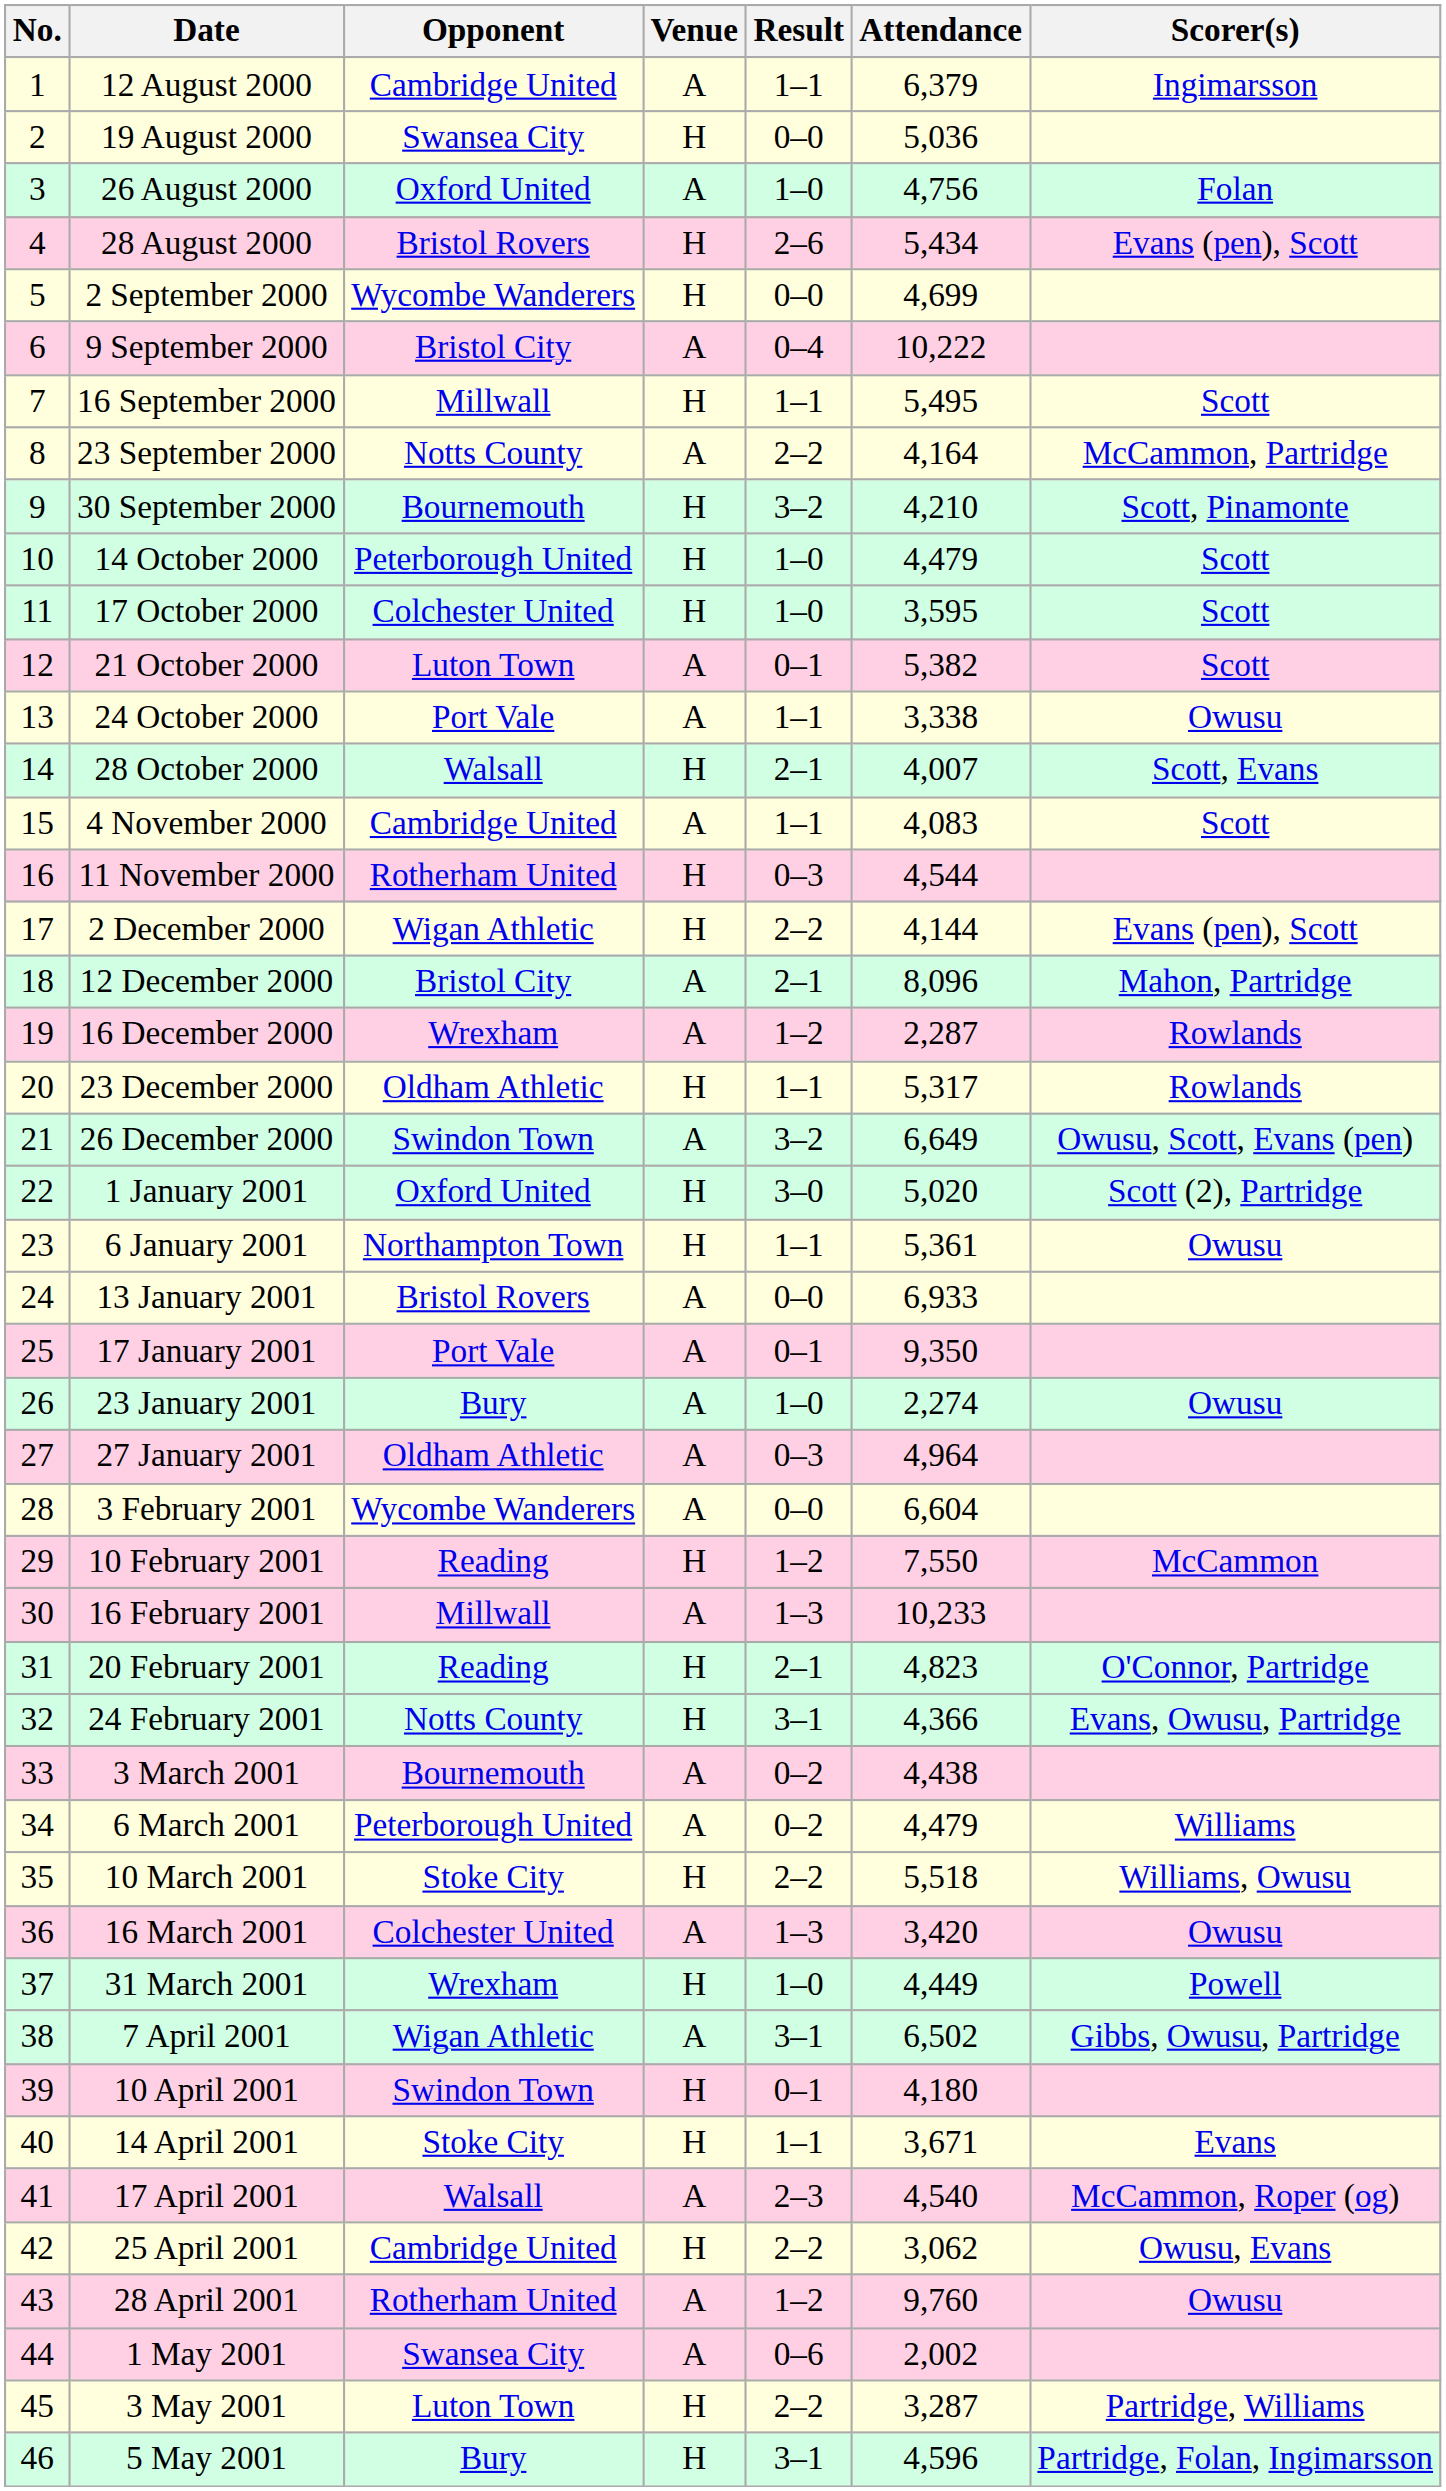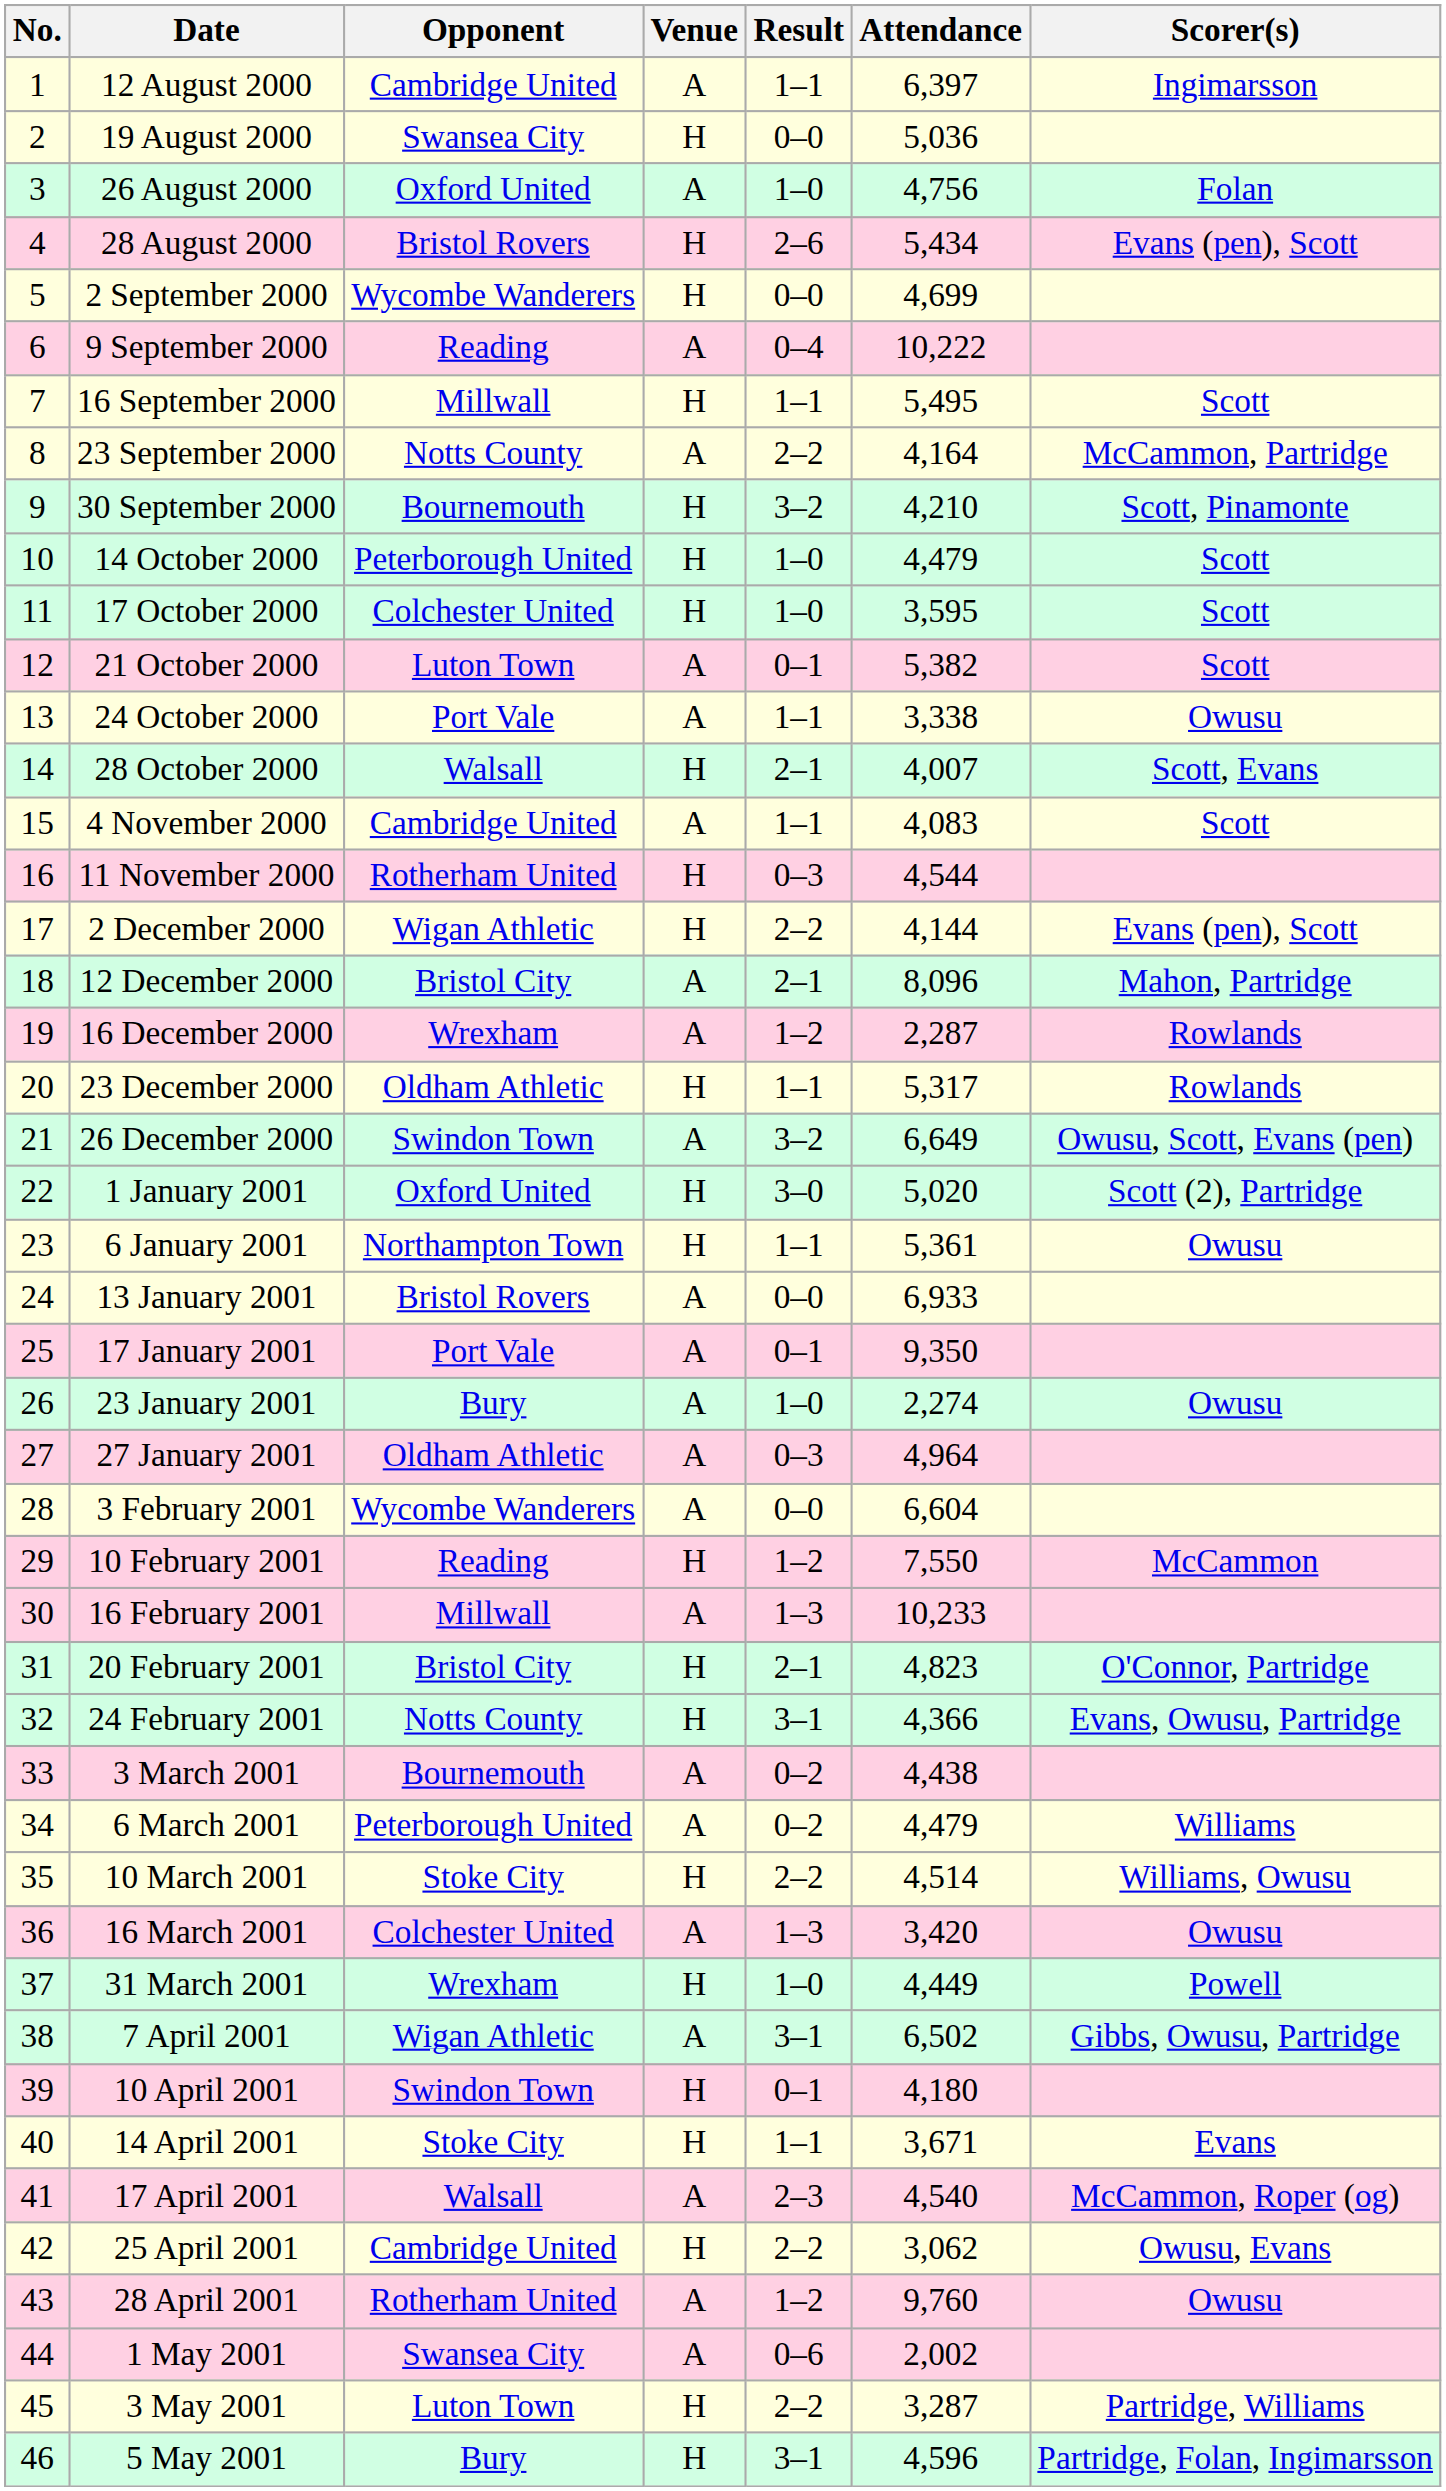(941, 83) 6,379 -> (941, 83) 6,397
(493, 347) Bristol City -> (493, 347) Reading
(493, 1667) Reading -> (493, 1667) Bristol City
(941, 1878) 5,518 -> (941, 1878) 4,514
